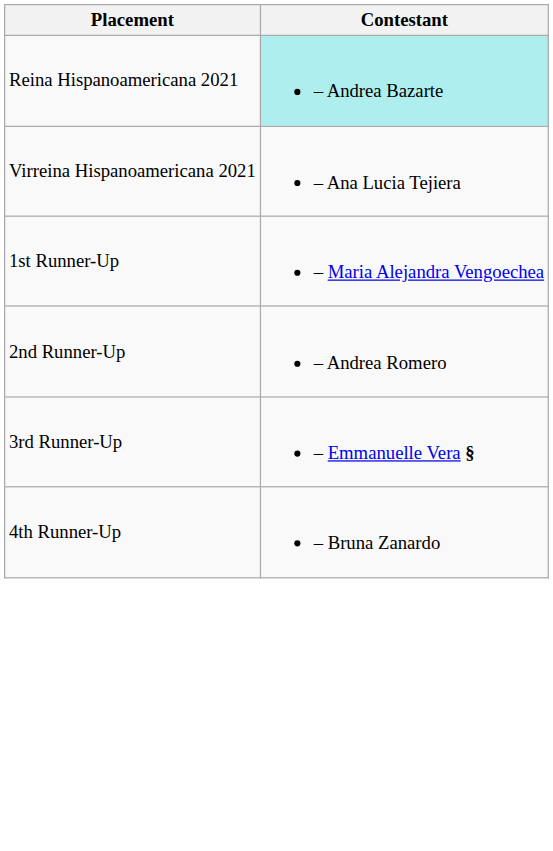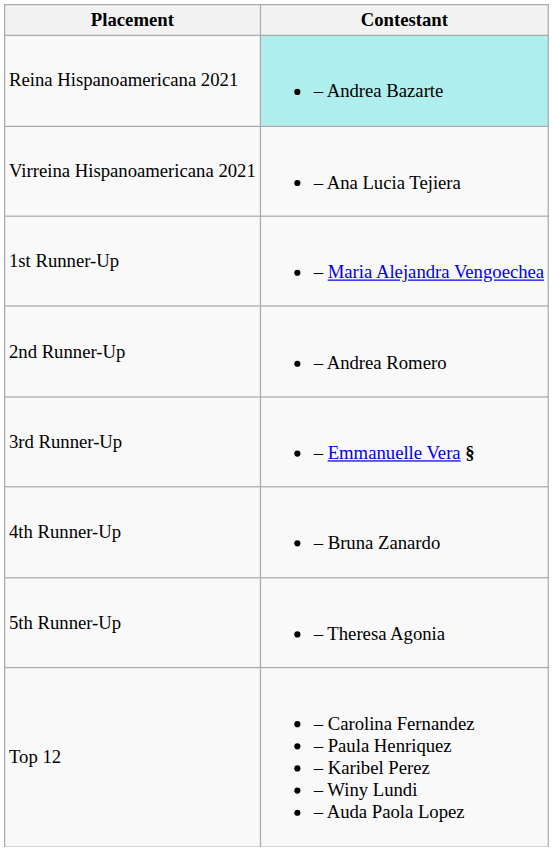+ row: (65, 622)
+ row: (35, 757)
